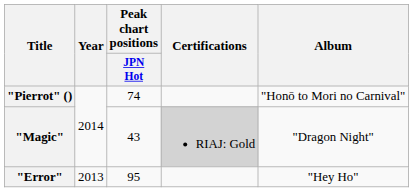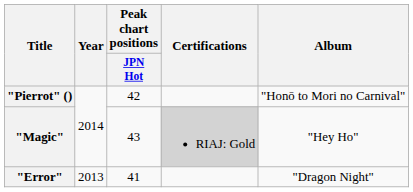(134, 96) 74 -> (134, 96) 42
(333, 136) "Dragon Night" -> (333, 136) "Hey Ho"
(134, 176) 95 -> (134, 176) 41
(333, 176) "Hey Ho" -> (333, 176) "Dragon Night"
